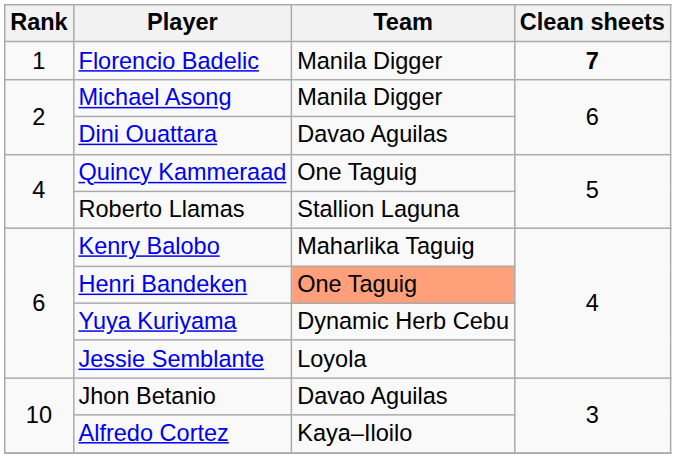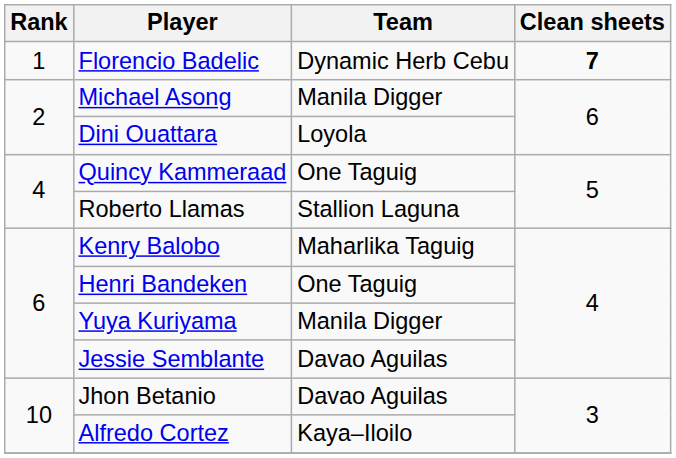(370, 60) Manila Digger -> (403, 60) Dynamic Herb Cebu
(372, 135) Davao Aguilas -> (332, 135) Loyola
(357, 284) lightsalmon background -> (357, 284) no background
(403, 321) Dynamic Herb Cebu -> (370, 321) Manila Digger
(332, 358) Loyola -> (372, 358) Davao Aguilas
